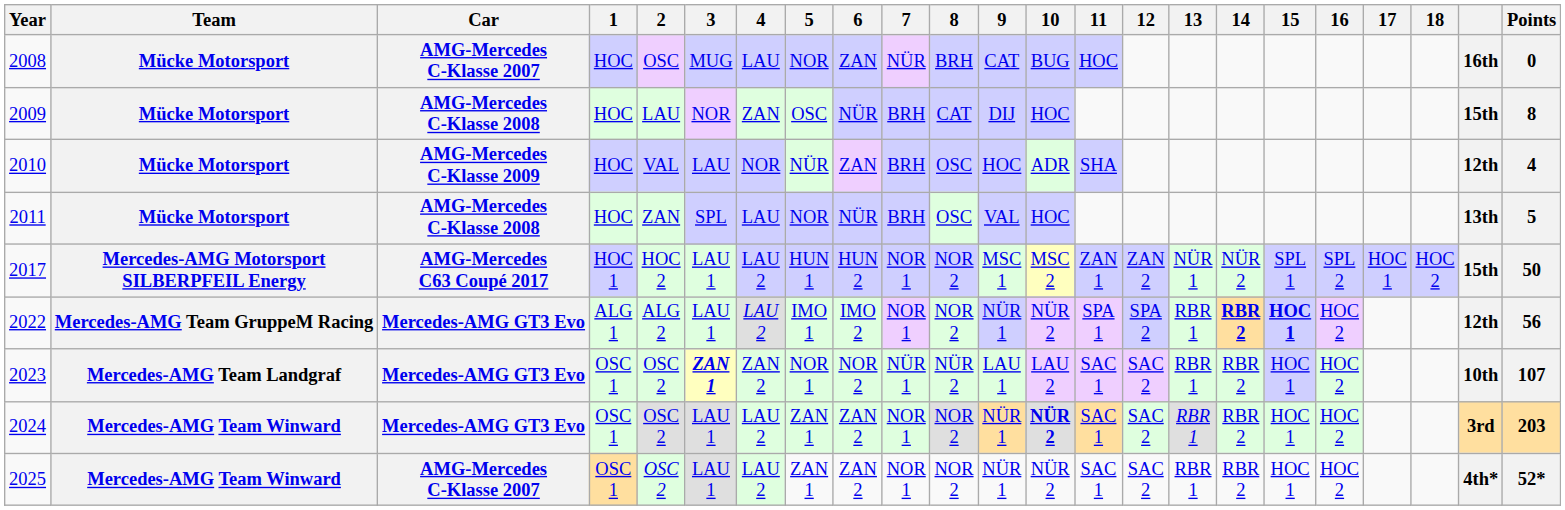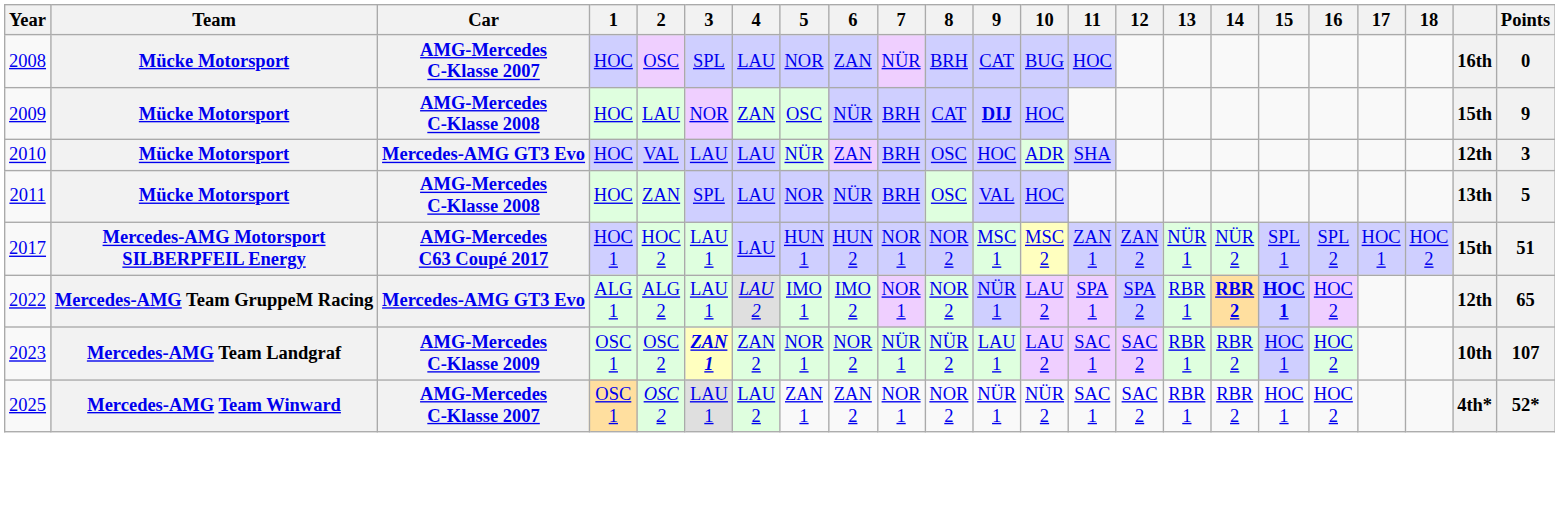(711, 60) MUG -> (709, 60) SPL
(1002, 113) normal -> (997, 113) bold
(1532, 113) 8 -> (1526, 113) 9
(484, 165) AMG-Mercedes C-Klasse 2009 -> (484, 154) Mercedes-AMG GT3 Evo
(761, 165) NOR -> (756, 154) LAU
(1532, 165) 4 -> (1526, 154) 3
(761, 269) LAU 2 -> (756, 248) LAU
(1532, 269) 50 -> (1526, 248) 51
(1050, 322) NÜR 2 -> (1044, 300) LAU 2
(1532, 322) 56 -> (1526, 300) 65
(484, 374) Mercedes-AMG GT3 Evo -> (484, 352) AMG-Mercedes C-Klasse 2009
- row: (28, 426)
